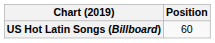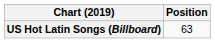(187, 29) 60 -> (187, 29) 63
